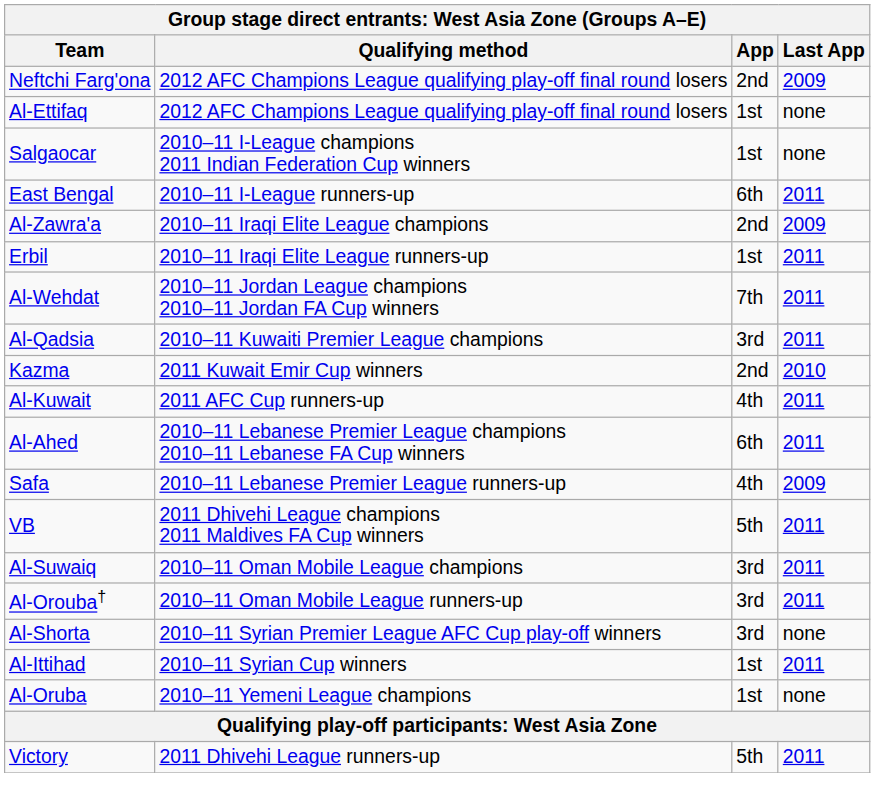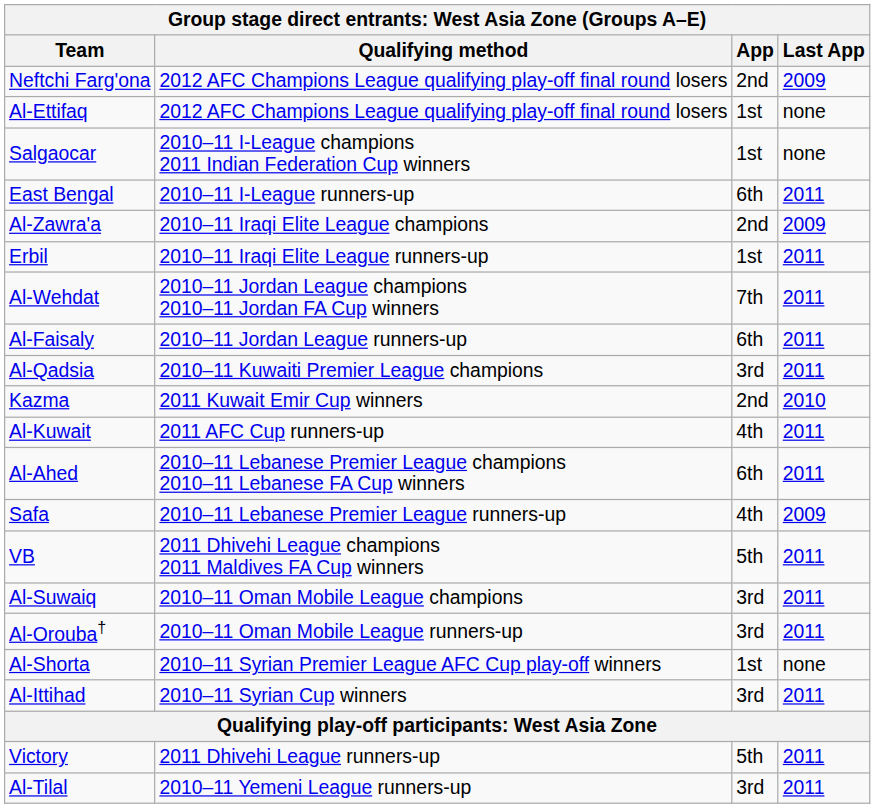+ row: (52, 339)
(750, 634) 3rd -> (749, 664) 1st
(749, 664) 1st -> (750, 695) 3rd
- row: (48, 695)
+ row: (38, 787)
